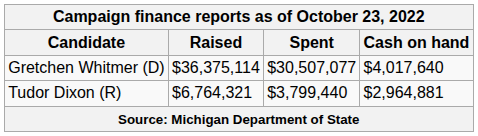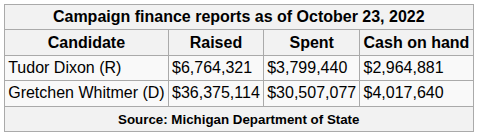rows swapped: (86, 67) <-> (65, 93)
